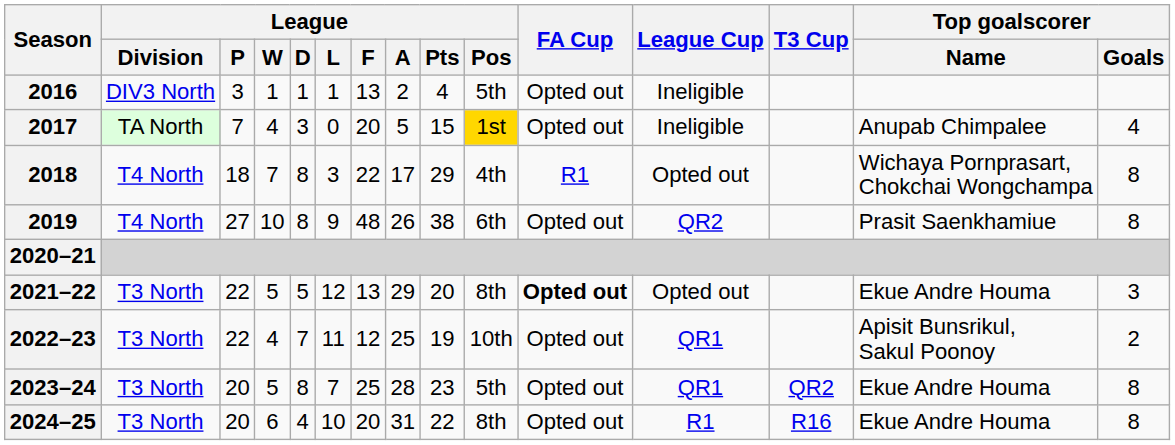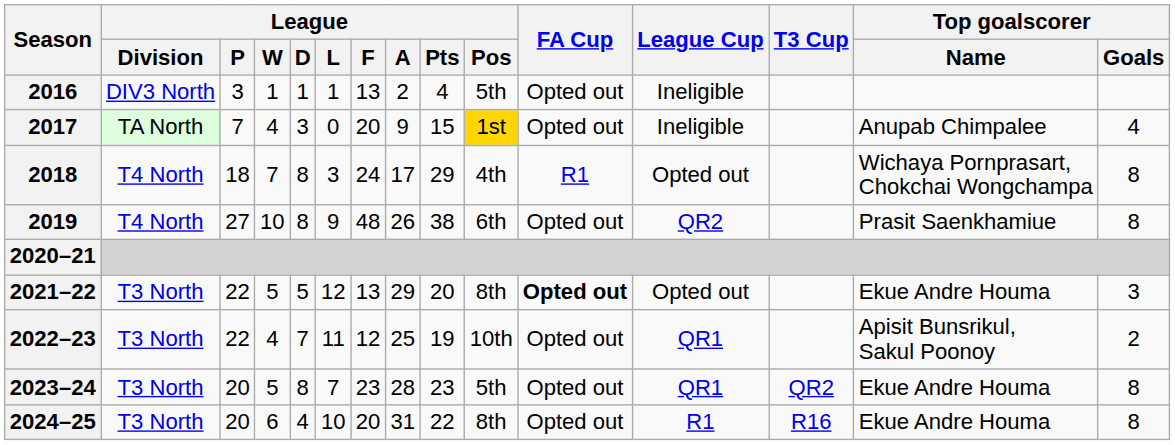(403, 127) 5 -> (403, 127) 9
(368, 174) 22 -> (368, 174) 24
(368, 386) 25 -> (368, 386) 23
